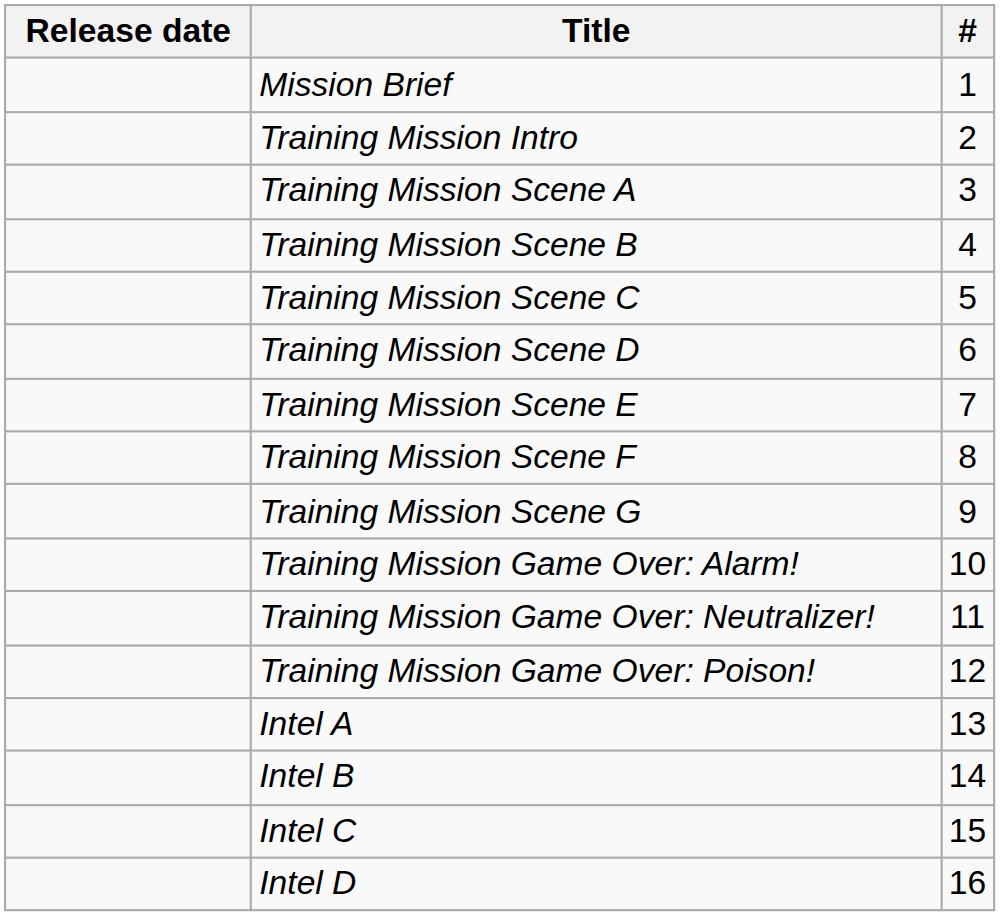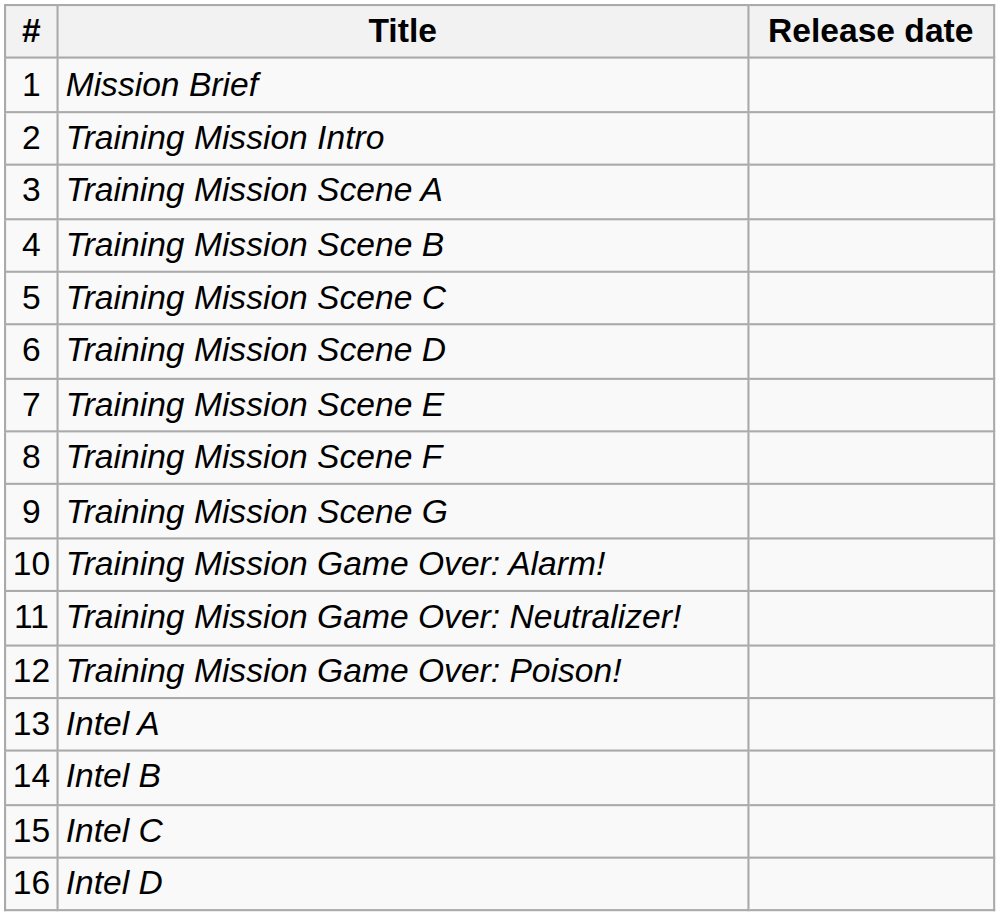columns swapped: (968, 31) <-> (128, 31)
